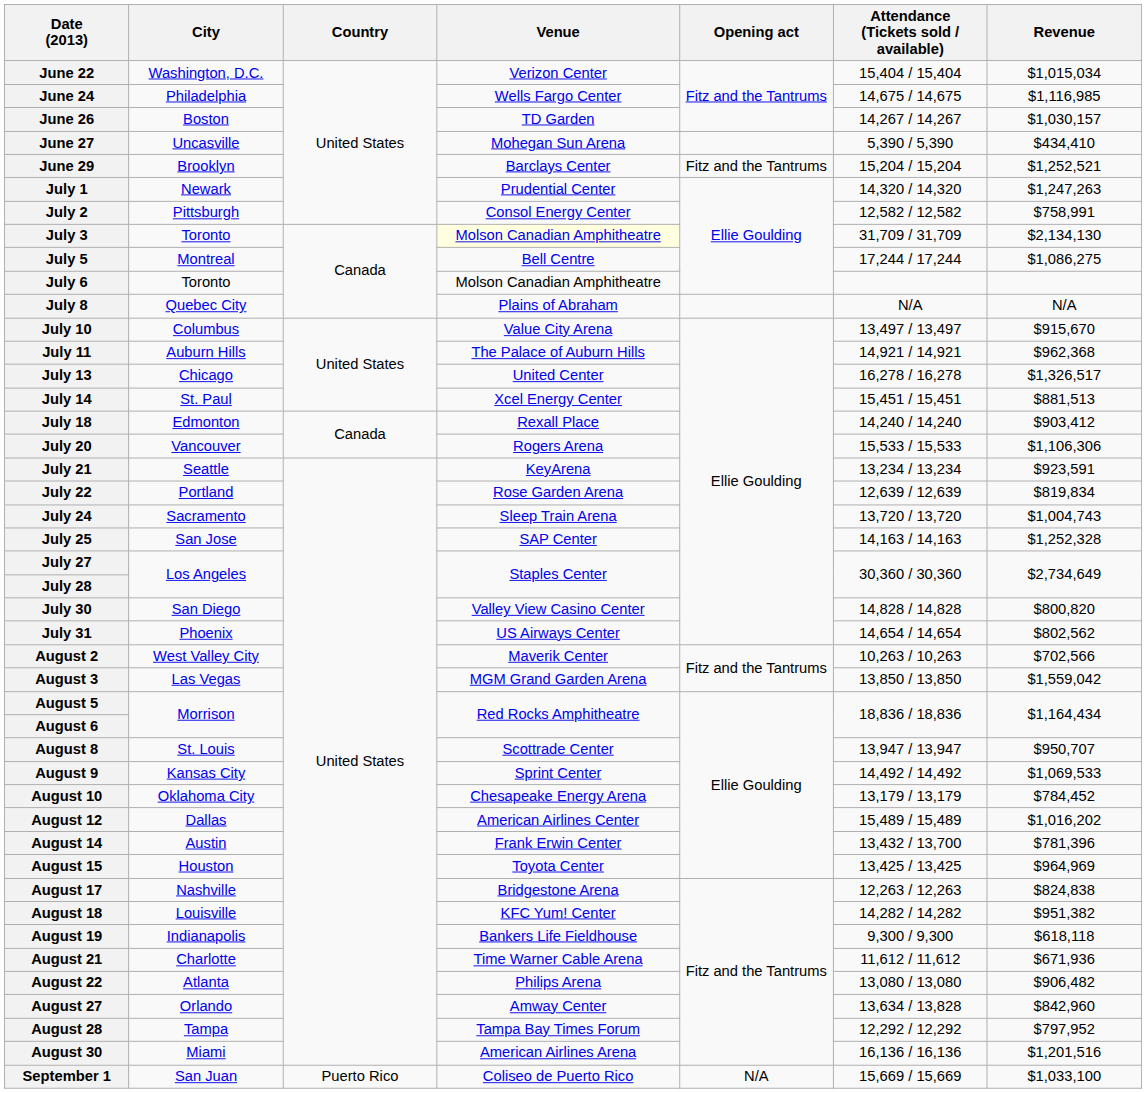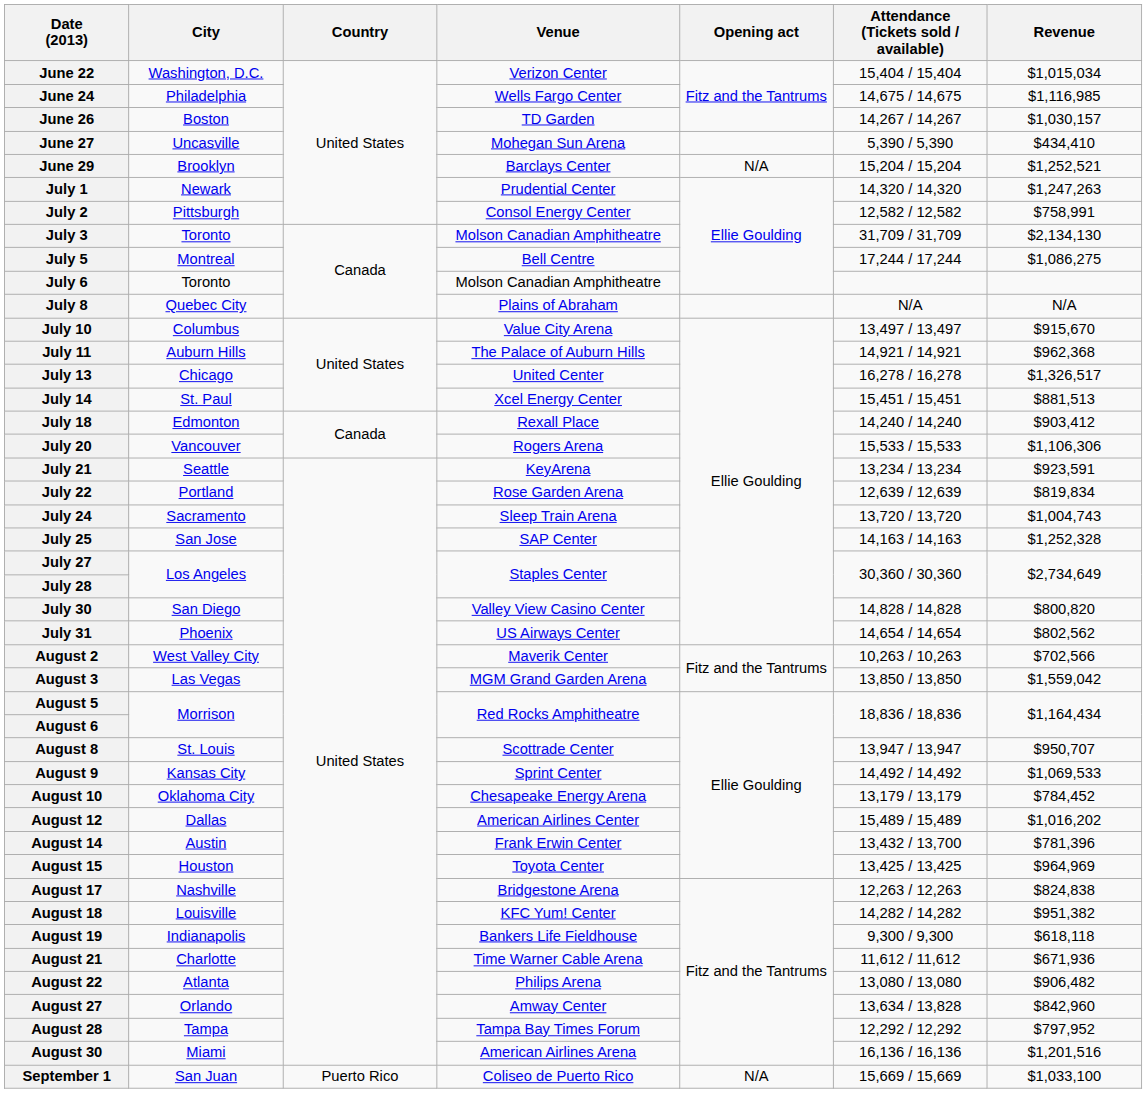(756, 166) Fitz and the Tantrums -> (756, 166) N/A
(558, 236) lightyellow background -> (558, 236) no background
